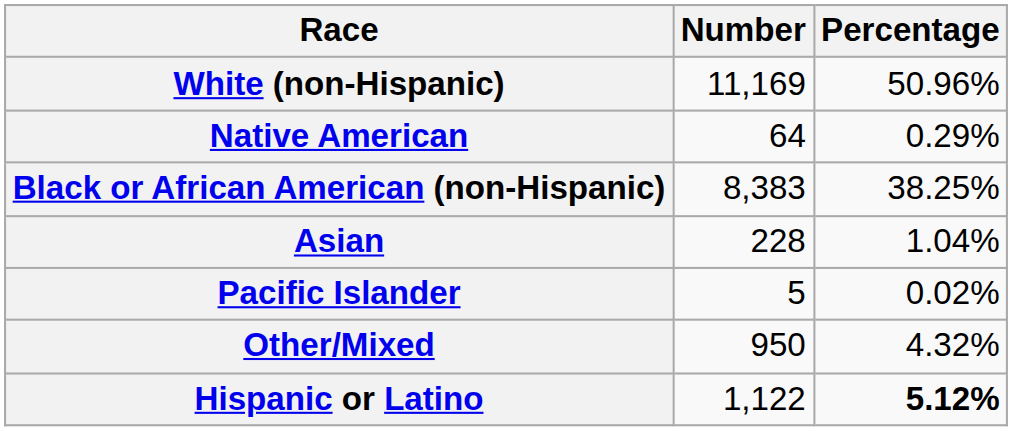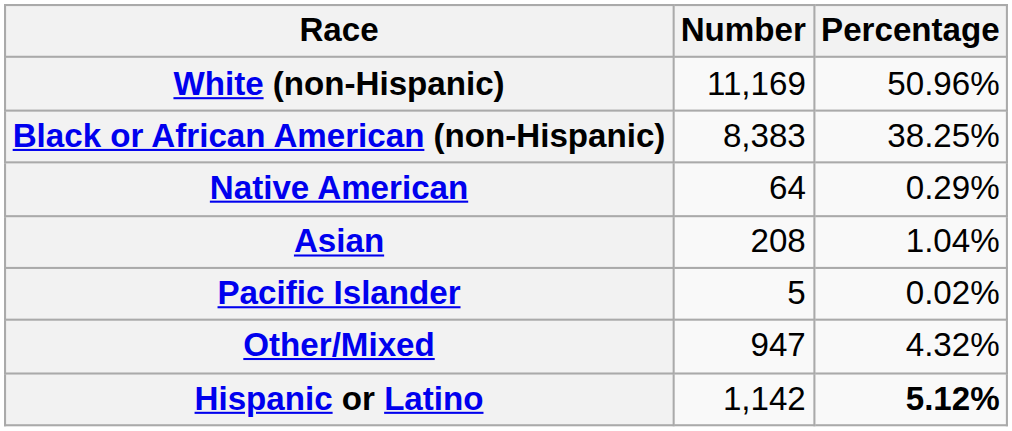rows swapped: (339, 188) <-> (339, 135)
(778, 240) 228 -> (778, 240) 208
(778, 345) 950 -> (778, 345) 947
(764, 398) 1,122 -> (764, 398) 1,142
